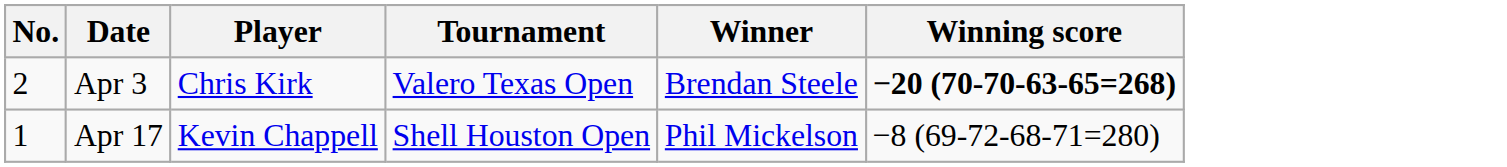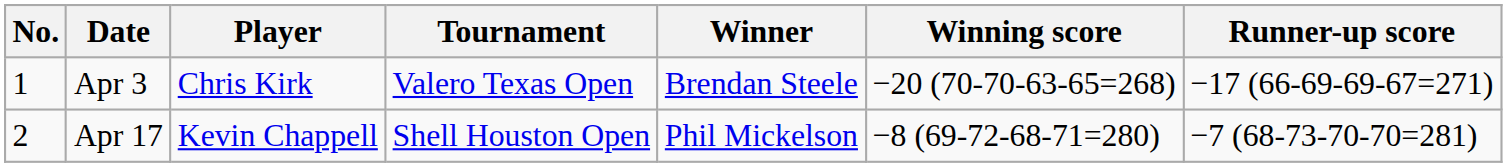+ column: (1342, 30)
(20, 83) 2 -> (20, 83) 1
(1024, 83) bold -> (1024, 83) normal
(20, 135) 1 -> (20, 135) 2
